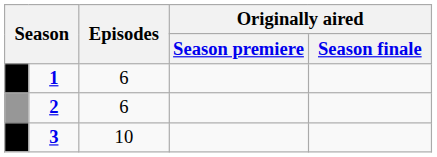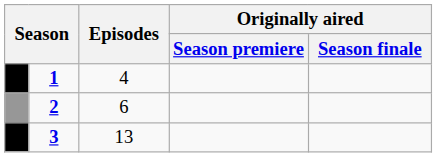(124, 78) 6 -> (124, 78) 4
(124, 136) 10 -> (124, 136) 13
